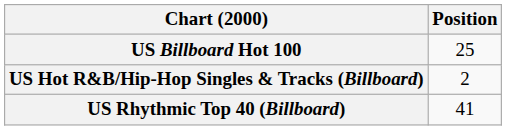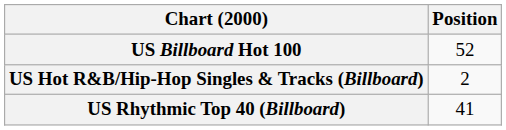(465, 49) 25 -> (465, 49) 52
